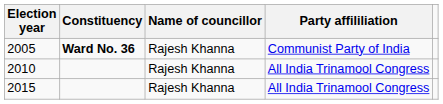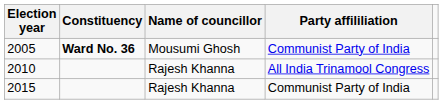(191, 48) Rajesh Khanna -> (194, 48) Mousumi Ghosh
(349, 88) All India Trinamool Congress -> (339, 88) Communist Party of India
